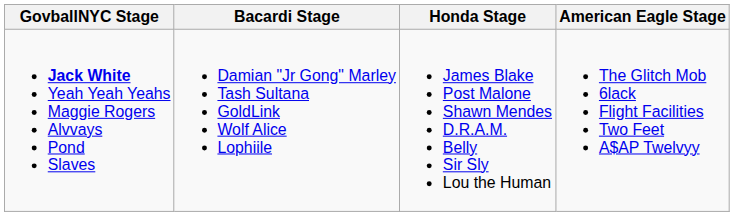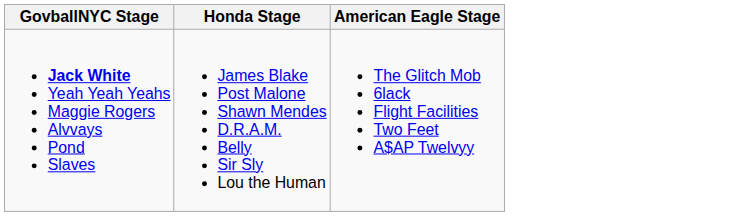- column: (287, 17)
